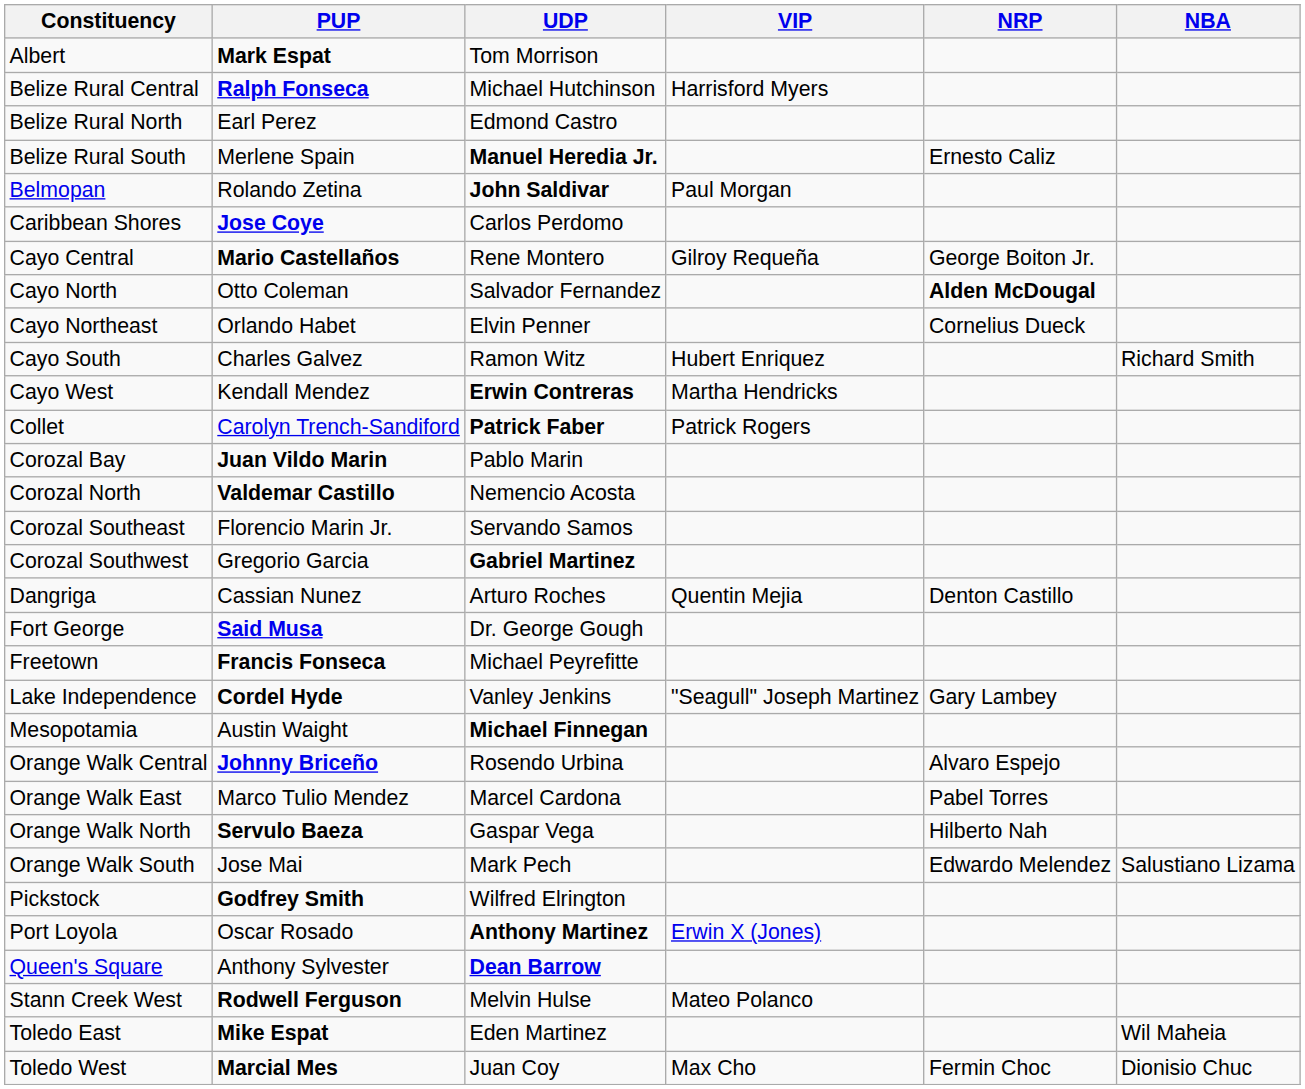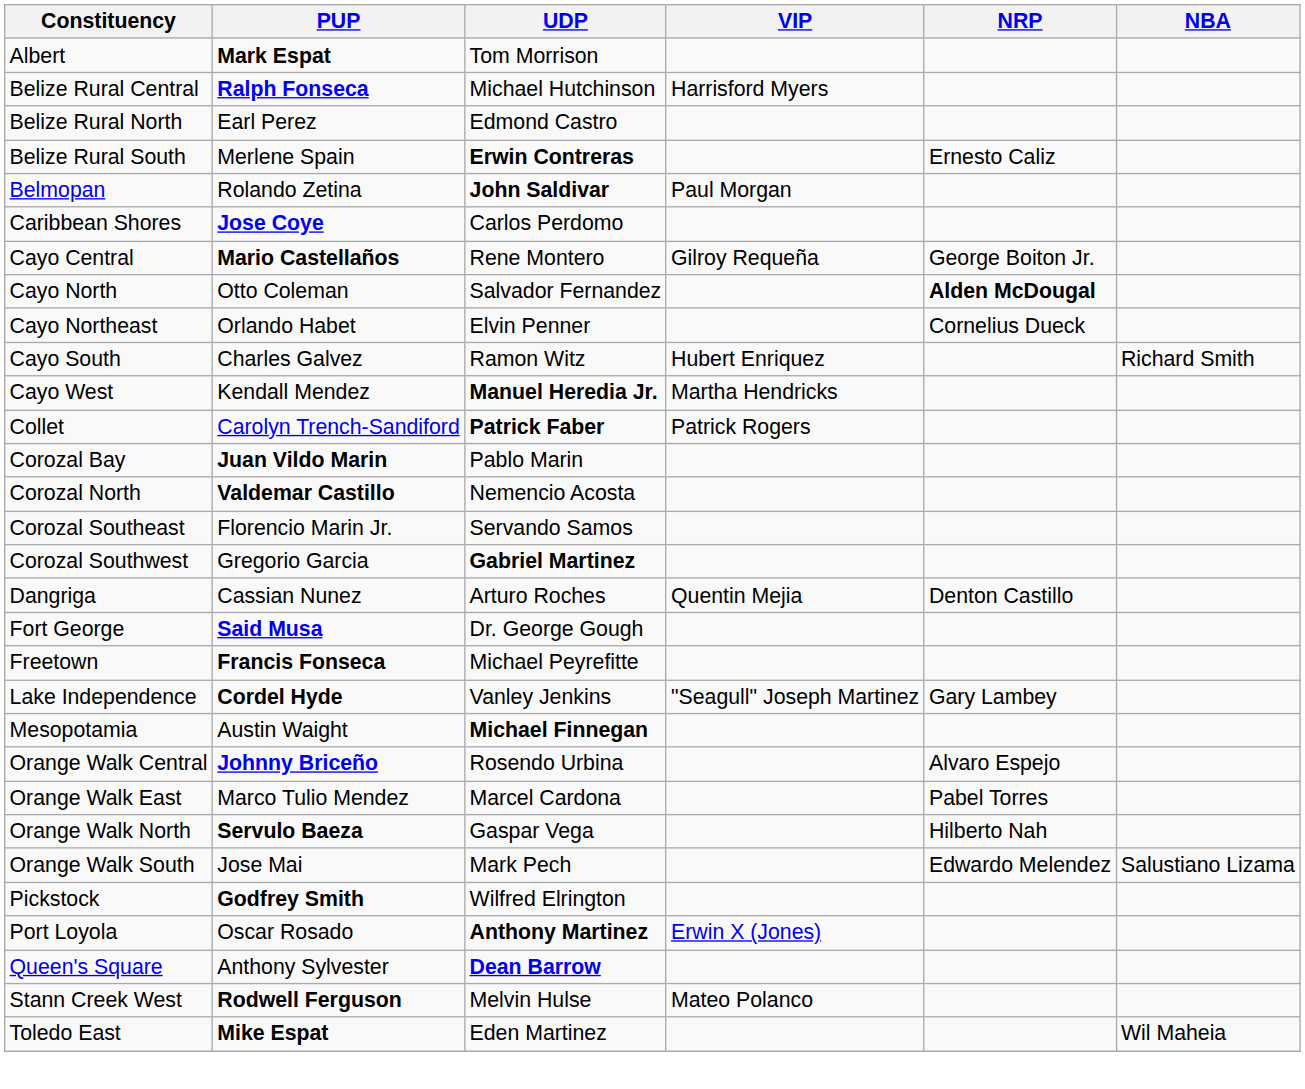(564, 156) Manuel Heredia Jr. -> (552, 156) Erwin Contreras
(552, 392) Erwin Contreras -> (564, 392) Manuel Heredia Jr.
- row: (68, 1067)
